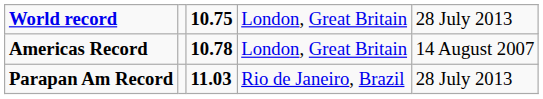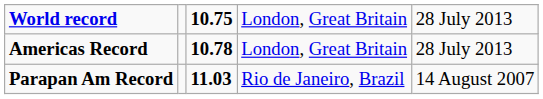(475, 49) 14 August 2007 -> (464, 49) 28 July 2013
(464, 78) 28 July 2013 -> (475, 78) 14 August 2007
